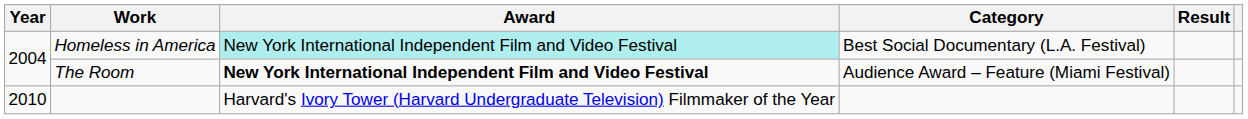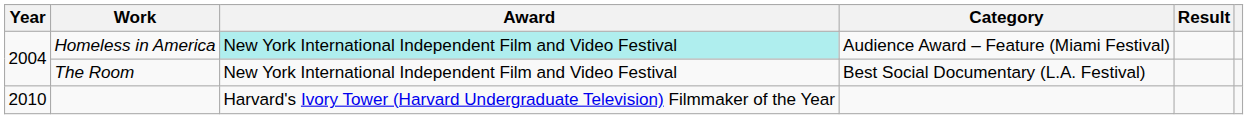(994, 45) Best Social Documentary (L.A. Festival) -> (1006, 45) Audience Award – Feature (Miami Festival)
(466, 72) bold -> (450, 72) normal
(1006, 72) Audience Award – Feature (Miami Festival) -> (994, 72) Best Social Documentary (L.A. Festival)
